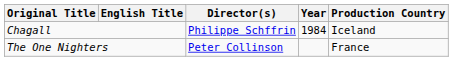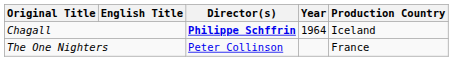(242, 30) normal -> (242, 30) bold
(314, 30) 1984 -> (314, 30) 1964
